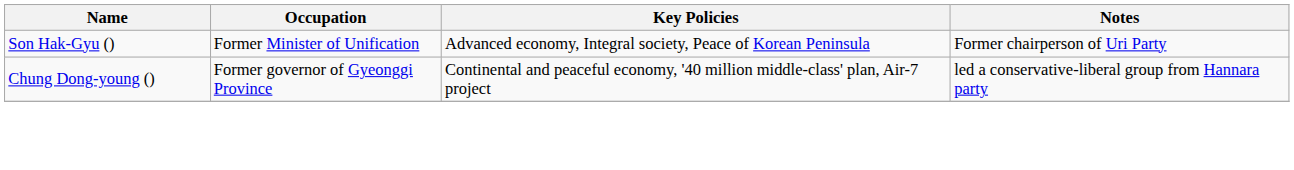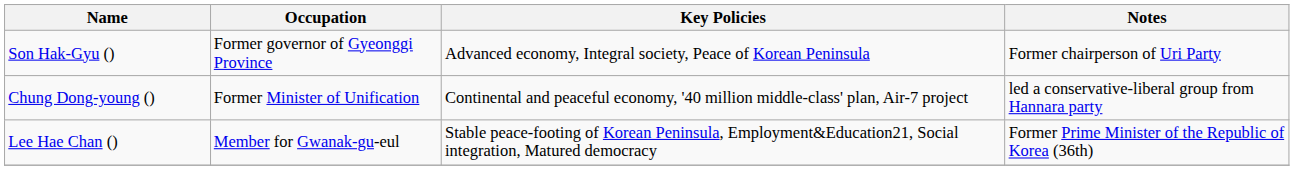(317, 43) Former Minister of Unification -> (313, 52) Former governor of Gyeonggi Province
(313, 79) Former governor of Gyeonggi Province -> (317, 97) Former Minister of Unification
+ row: (63, 142)
